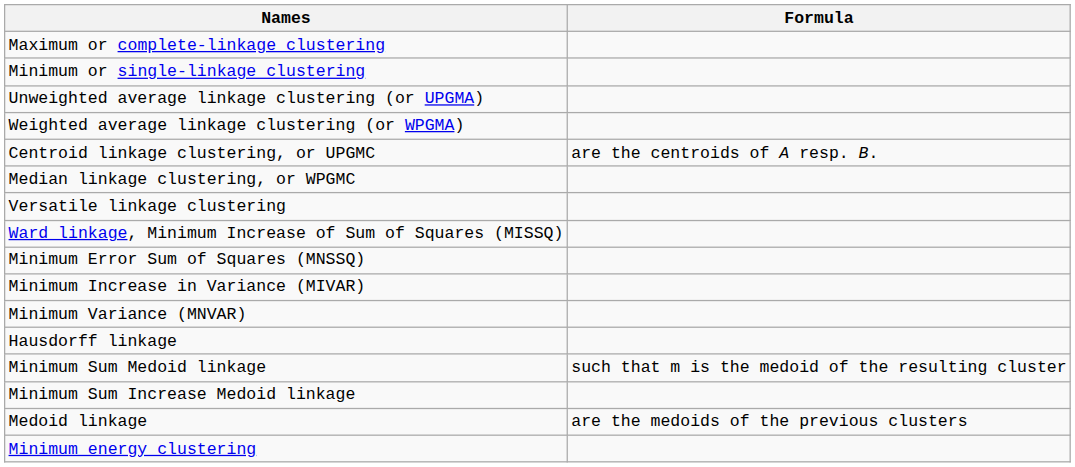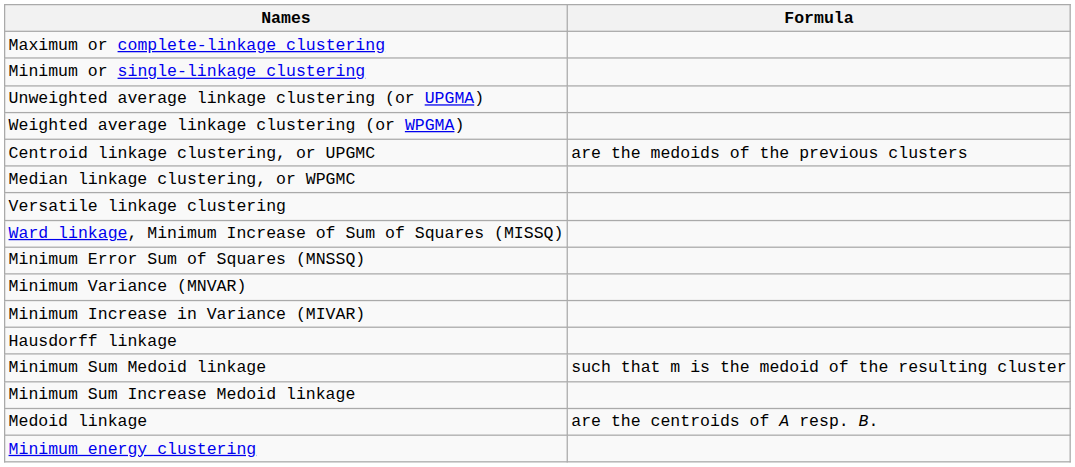(725, 153) are the centroids of A resp. B. -> (769, 153) are the medoids of the previous clusters
rows swapped: (187, 287) <-> (127, 314)
(769, 422) are the medoids of the previous clusters -> (725, 422) are the centroids of A resp. B.
